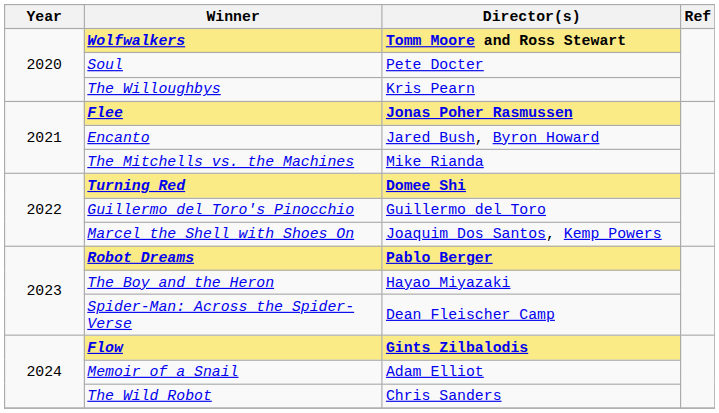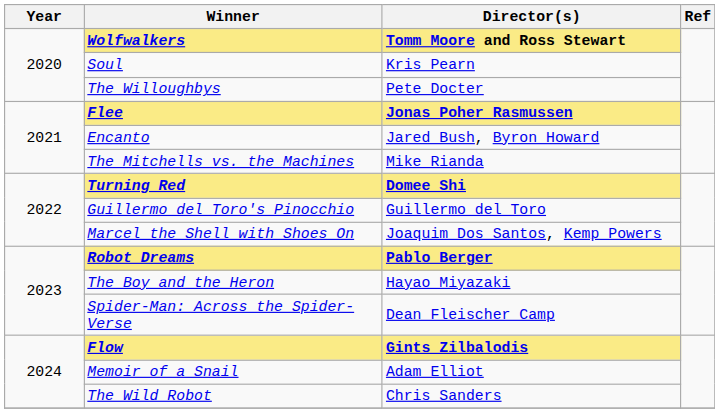(435, 65) Pete Docter -> (430, 65) Kris Pearn
(430, 89) Kris Pearn -> (435, 89) Pete Docter
